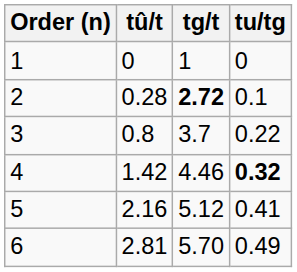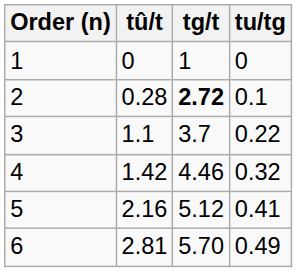(138, 135) 0.8 -> (138, 135) 1.1
(258, 172) bold -> (258, 172) normal
